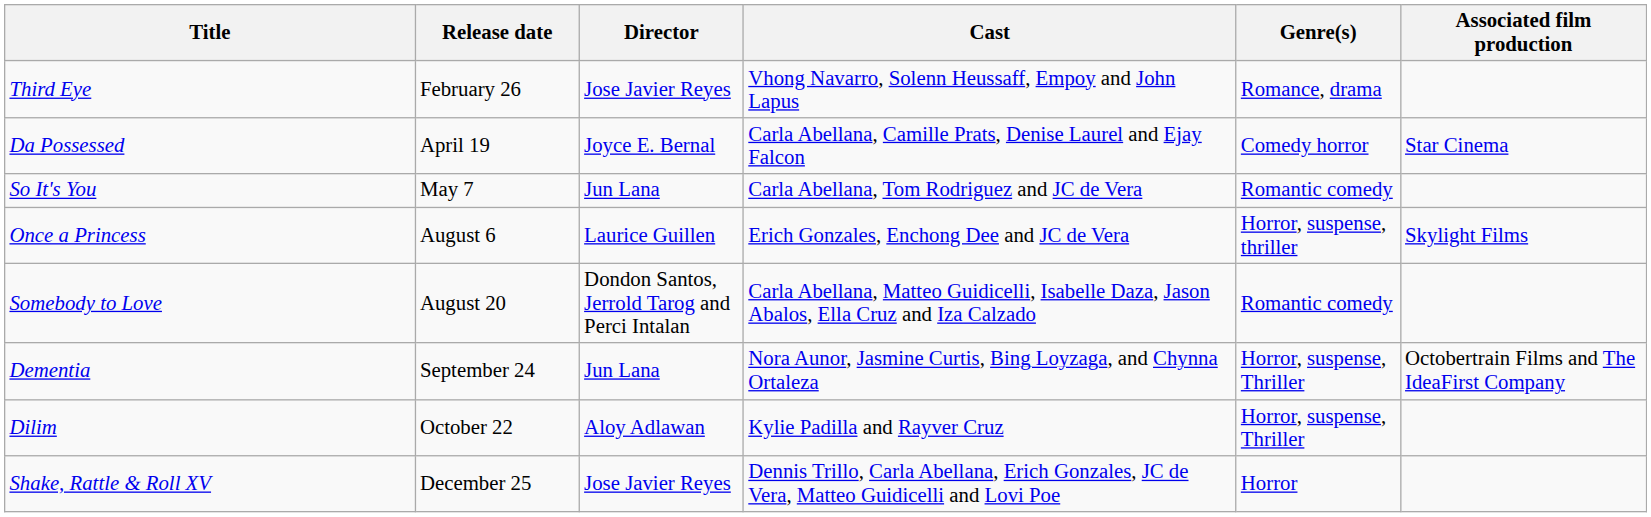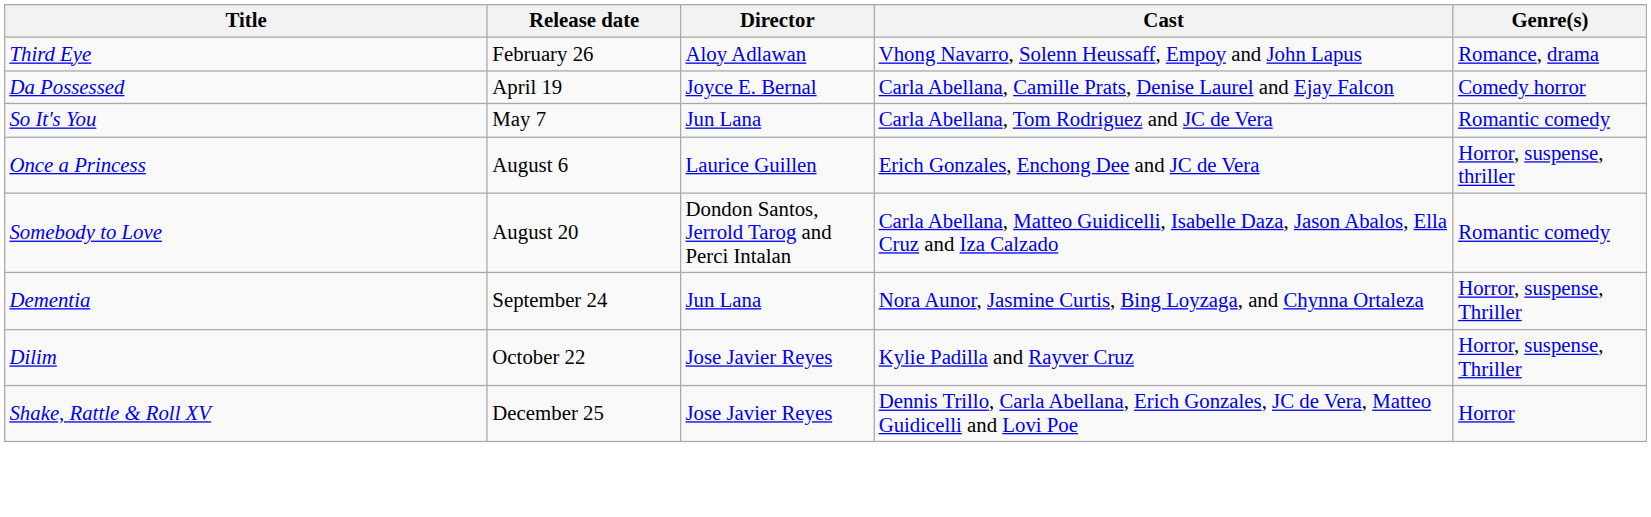- column: (1523, 32)
(657, 89) Jose Javier Reyes -> (746, 53) Aloy Adlawan
(644, 427) Aloy Adlawan -> (759, 357) Jose Javier Reyes
